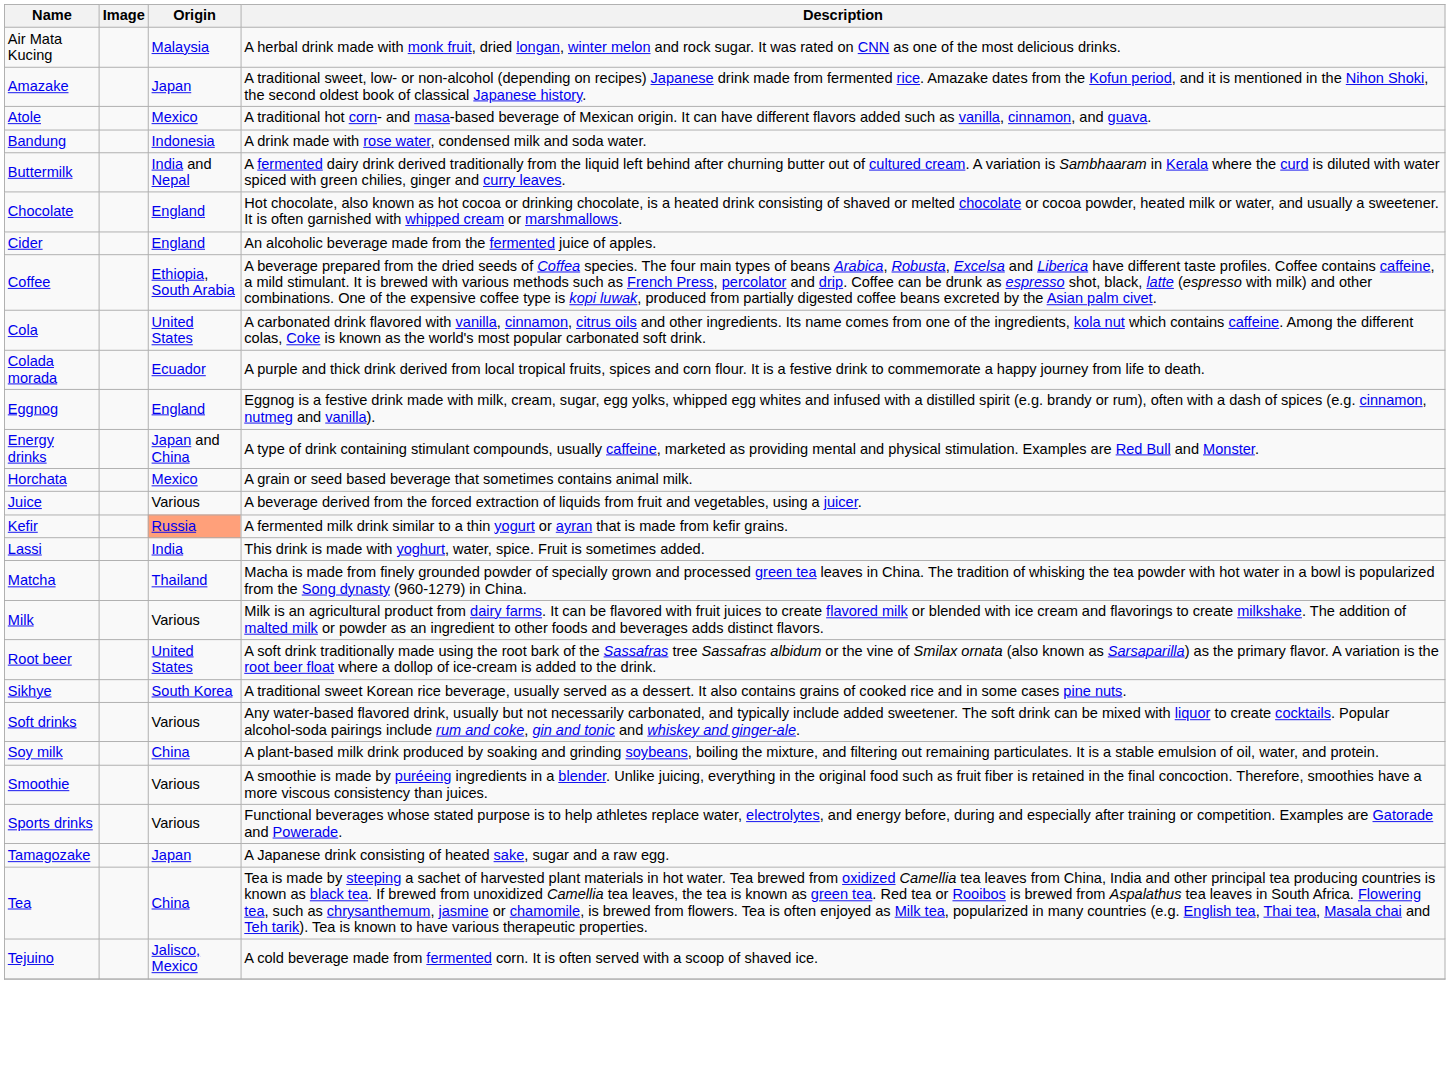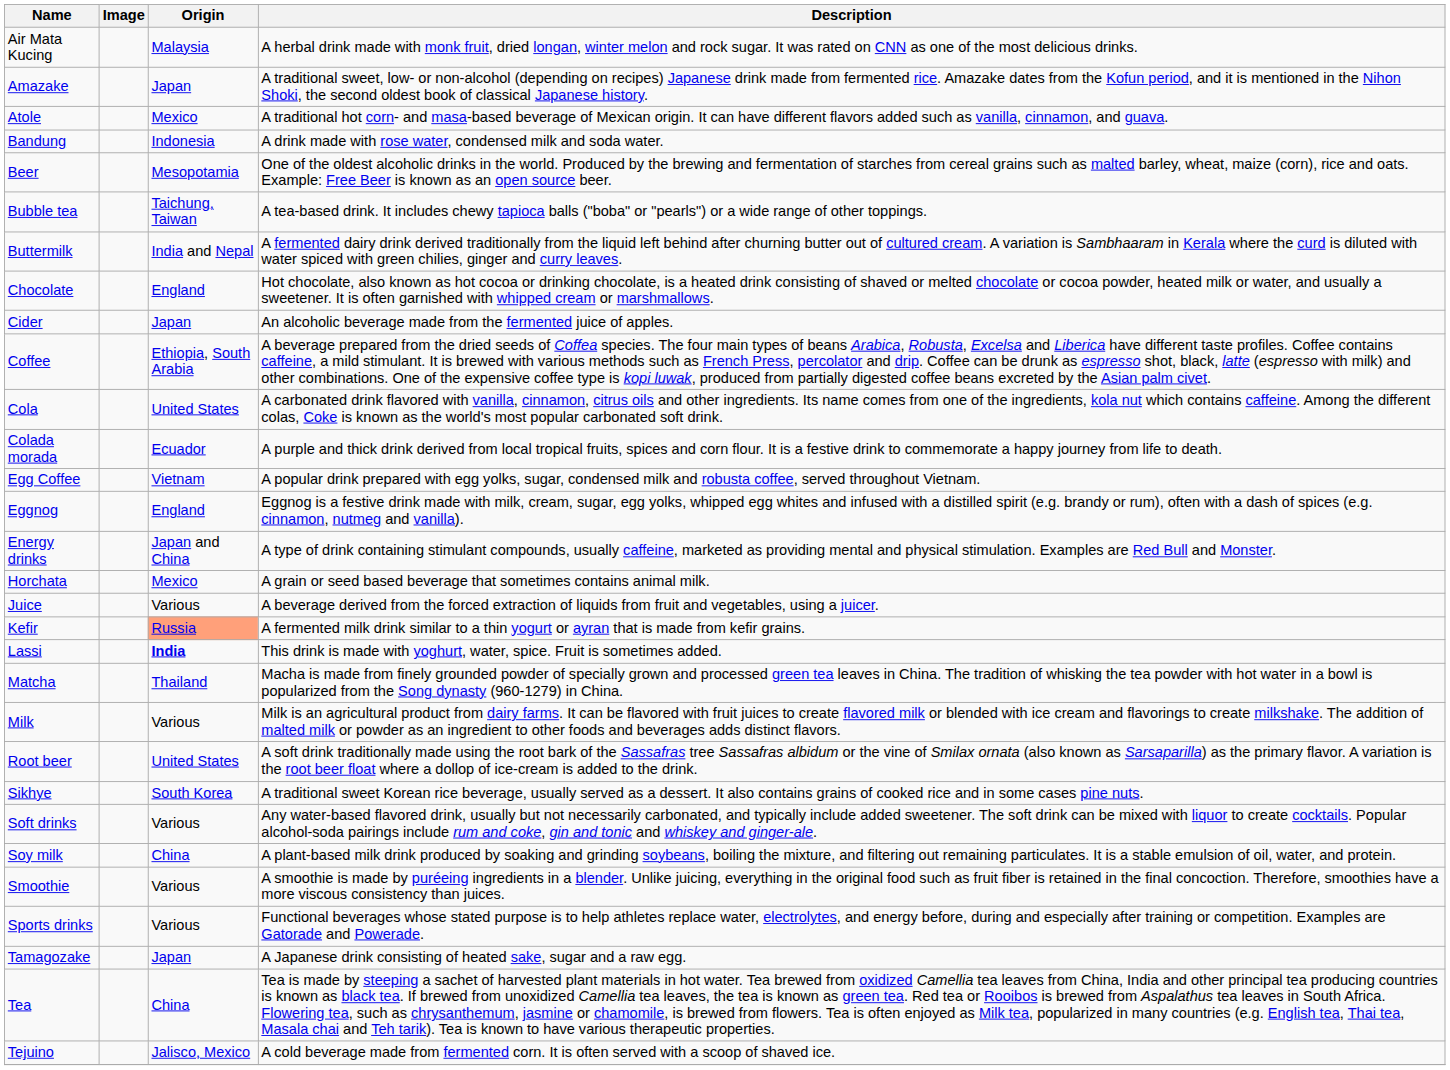+ row: (23, 172)
+ row: (43, 211)
(178, 243) England -> (171, 322) Japan
+ row: (44, 480)
(167, 549) normal -> (168, 651) bold
